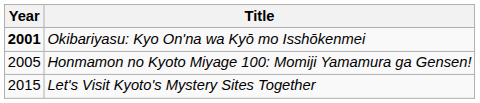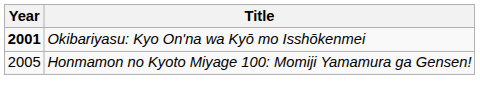- row: (182, 86)
